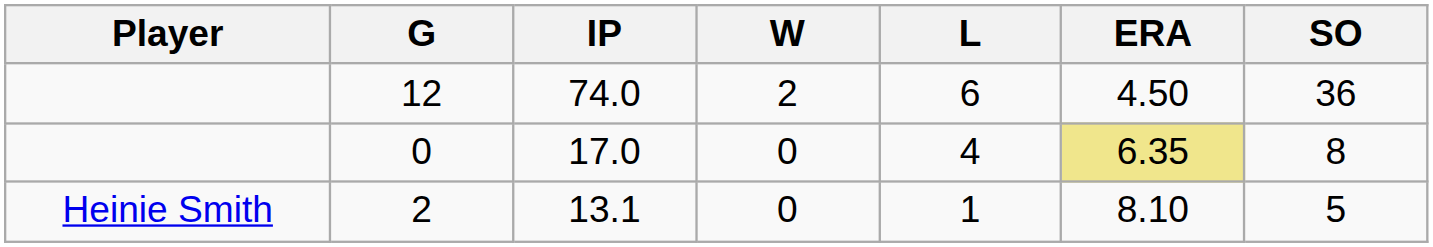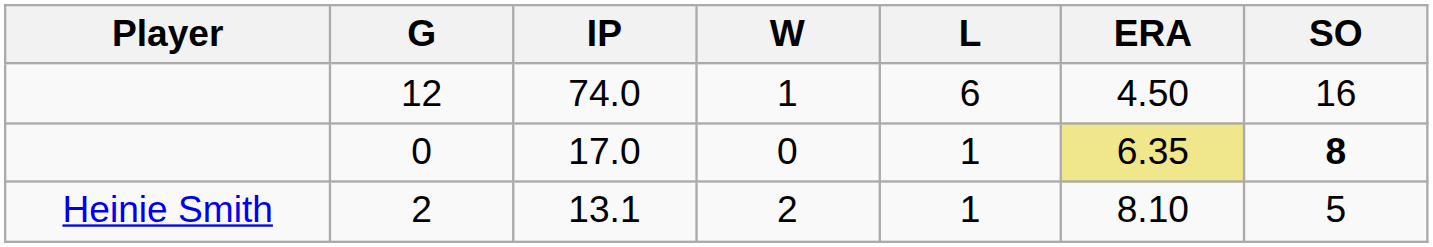(787, 92) 2 -> (787, 92) 1
(1336, 92) 36 -> (1336, 92) 16
(970, 151) 4 -> (970, 151) 1
(1336, 151) normal -> (1336, 151) bold
(787, 210) 0 -> (787, 210) 2
